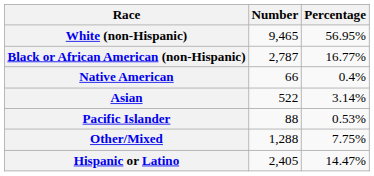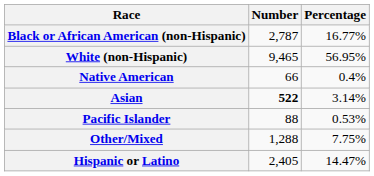rows swapped: (126, 35) <-> (126, 56)
(288, 98) normal -> (288, 98) bold
